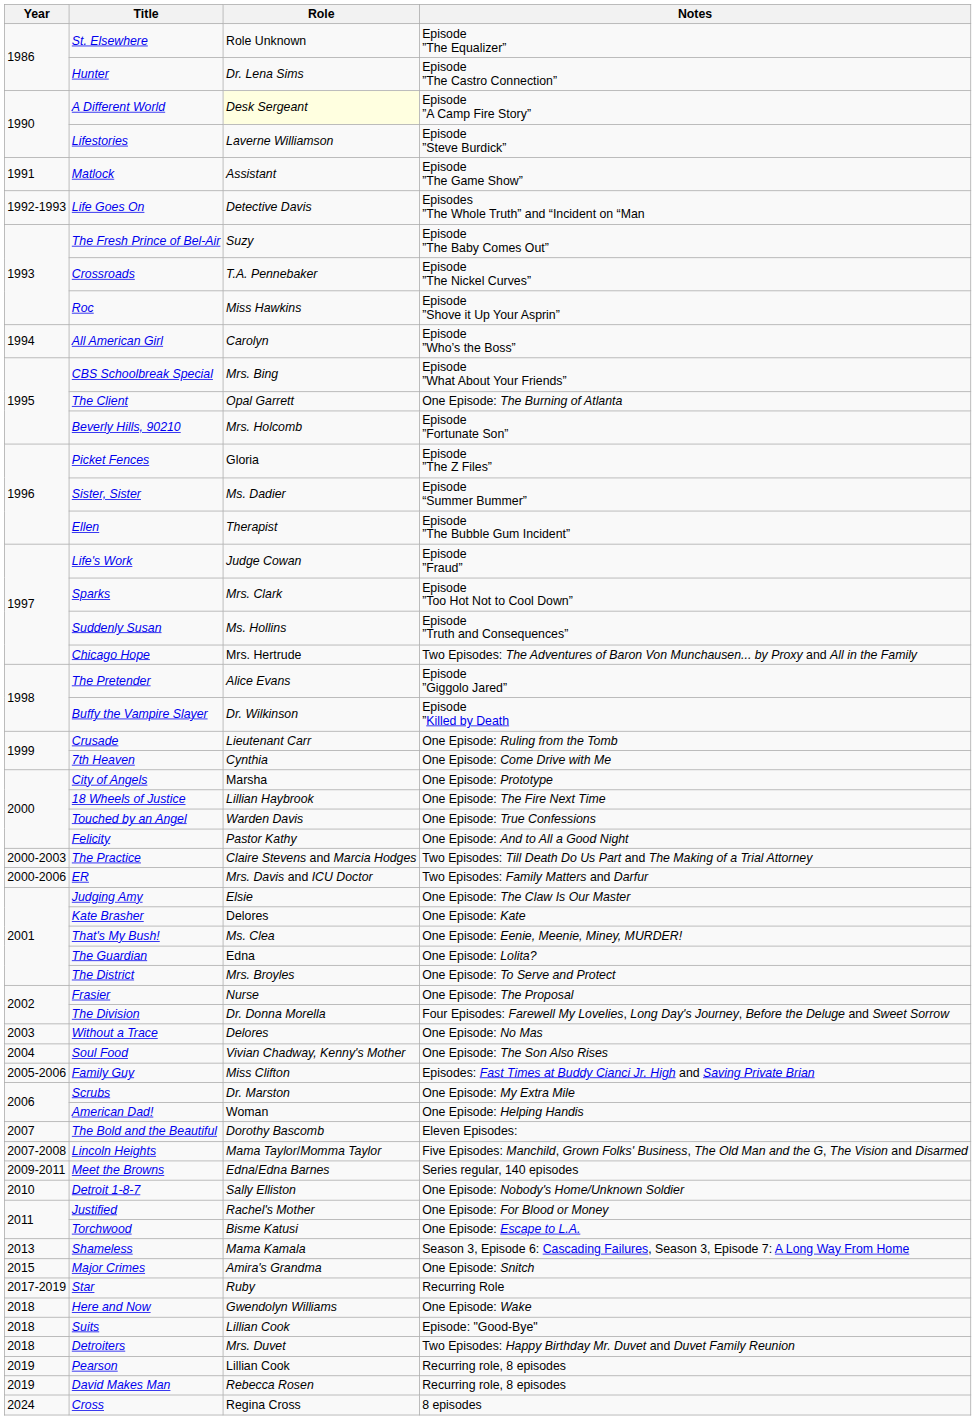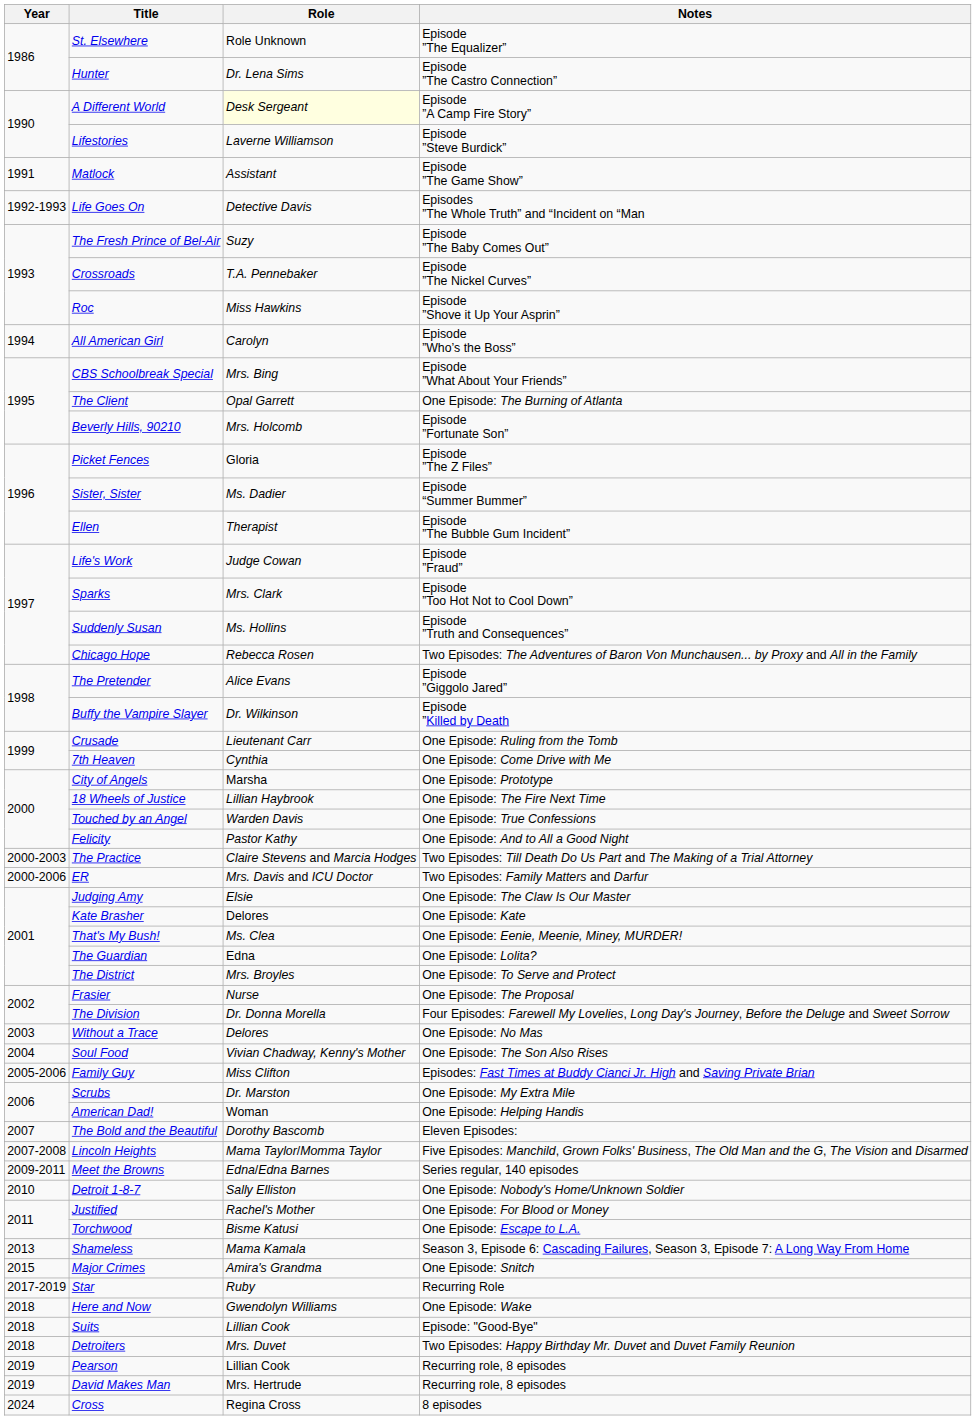(264, 654) Mrs. Hertrude -> (270, 654) Rebecca Rosen
(270, 1385) Rebecca Rosen -> (264, 1385) Mrs. Hertrude
